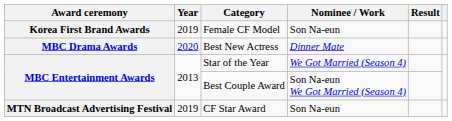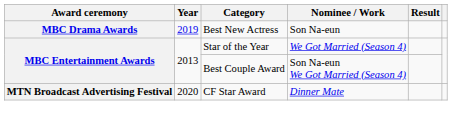- row: (242, 29)
(188, 46) 2020 -> (188, 29) 2019
(317, 46) Dinner Mate -> (315, 29) Son Na-eun
(188, 108) 2019 -> (188, 91) 2020
(315, 108) Son Na-eun -> (317, 91) Dinner Mate
